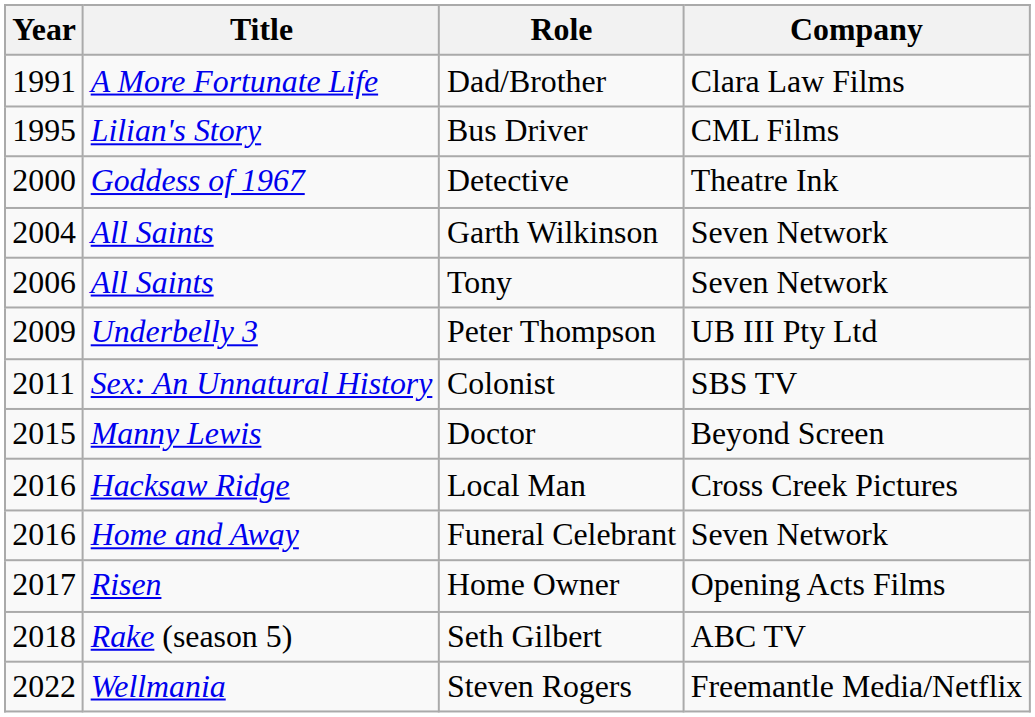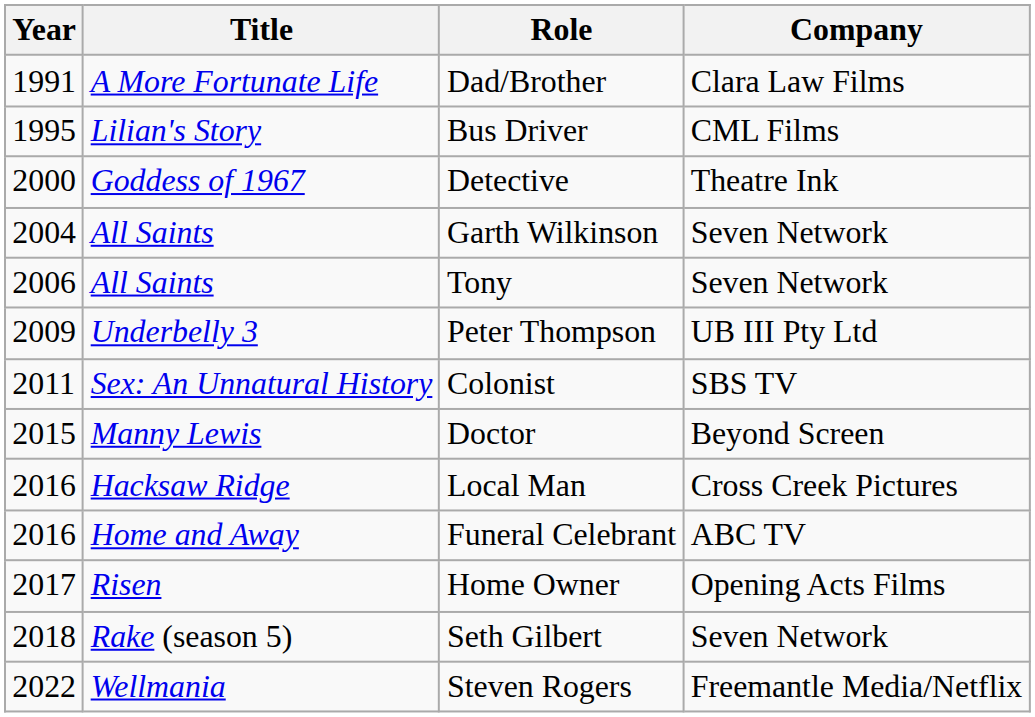(789, 534) Seven Network -> (748, 534) ABC TV
(748, 635) ABC TV -> (789, 635) Seven Network
